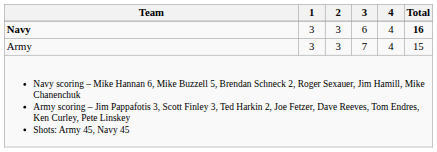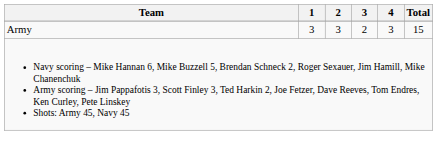- row: (19, 30)
(365, 47) 7 -> (365, 30) 2
(391, 47) 4 -> (391, 30) 3
